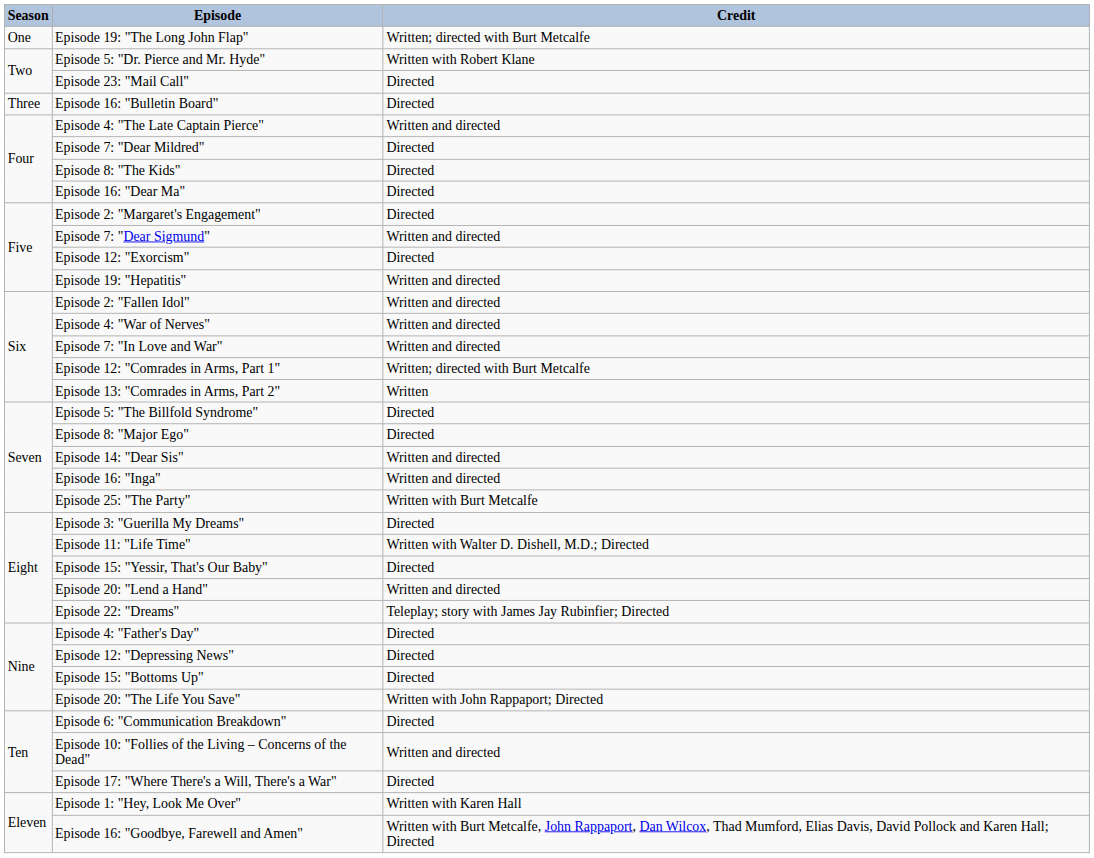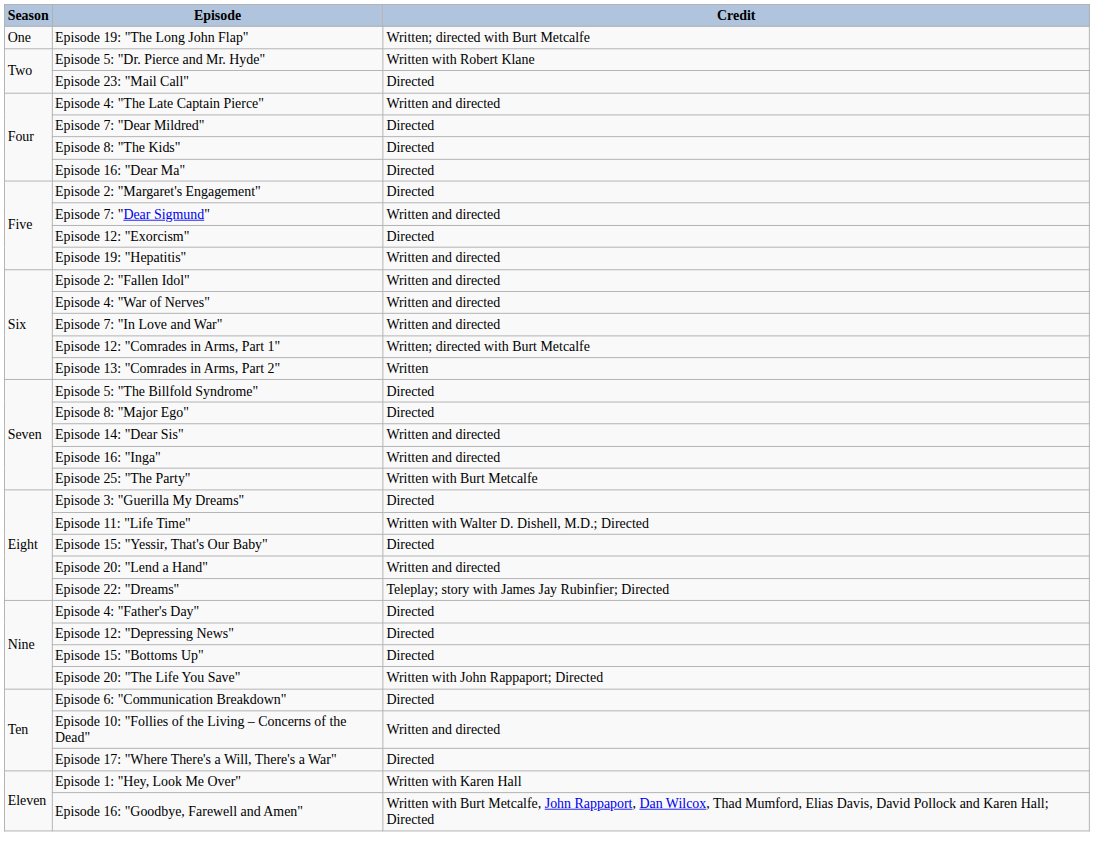- row: (137, 103)
